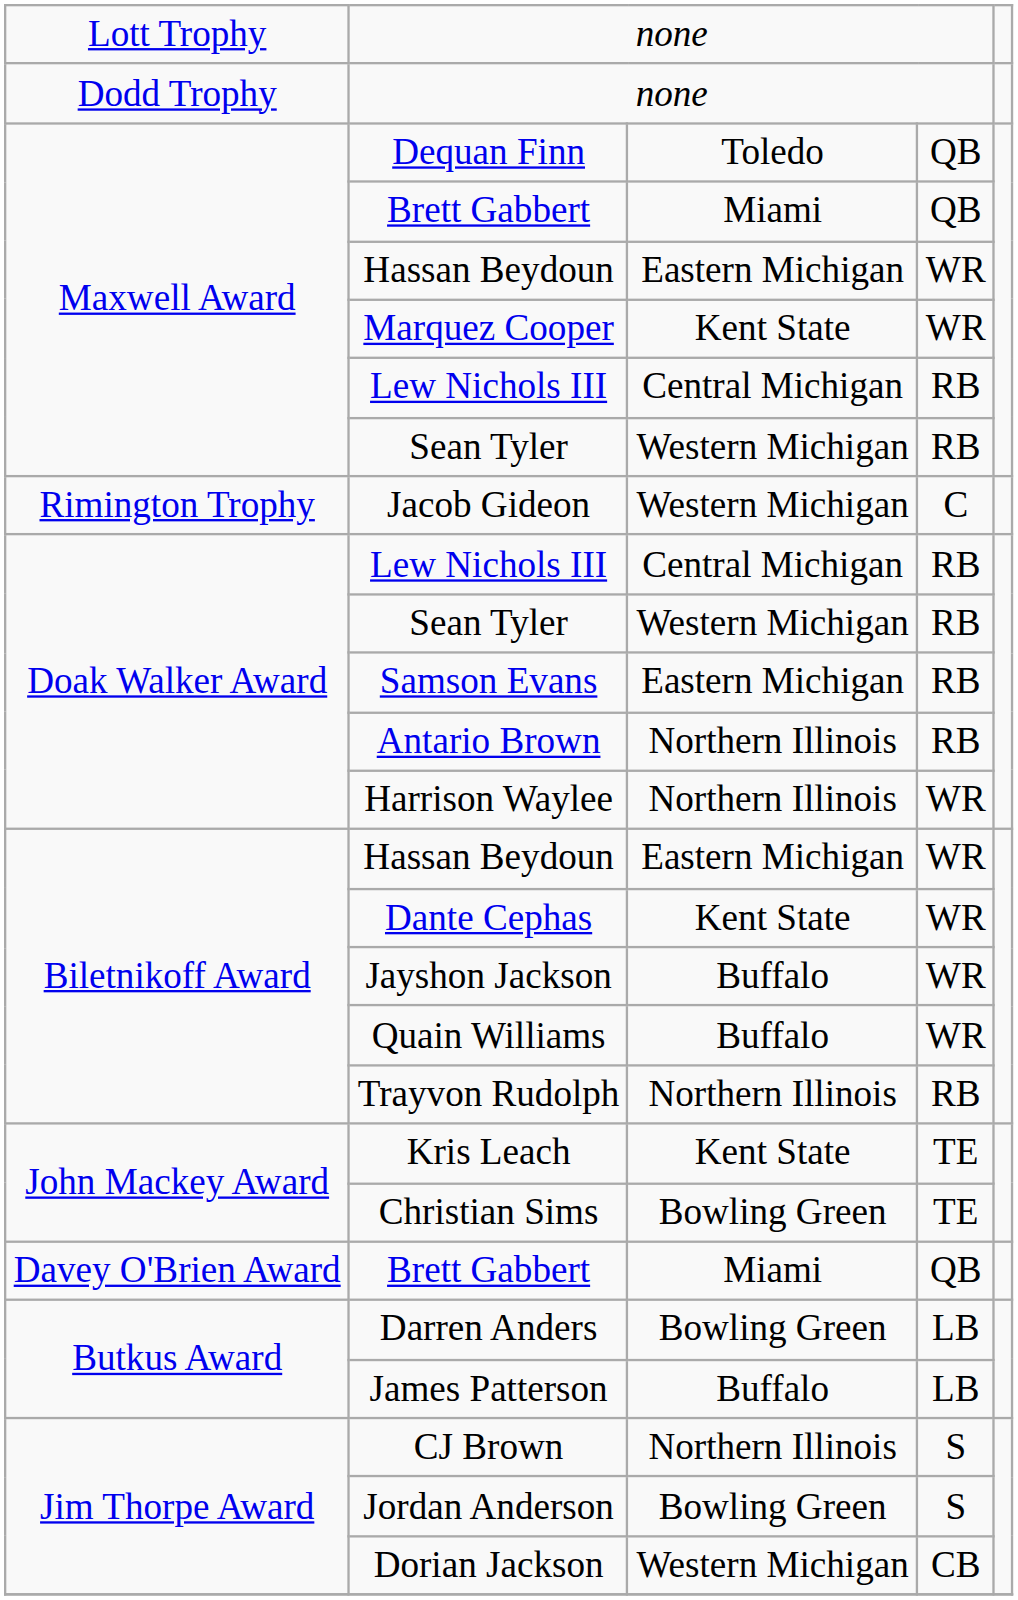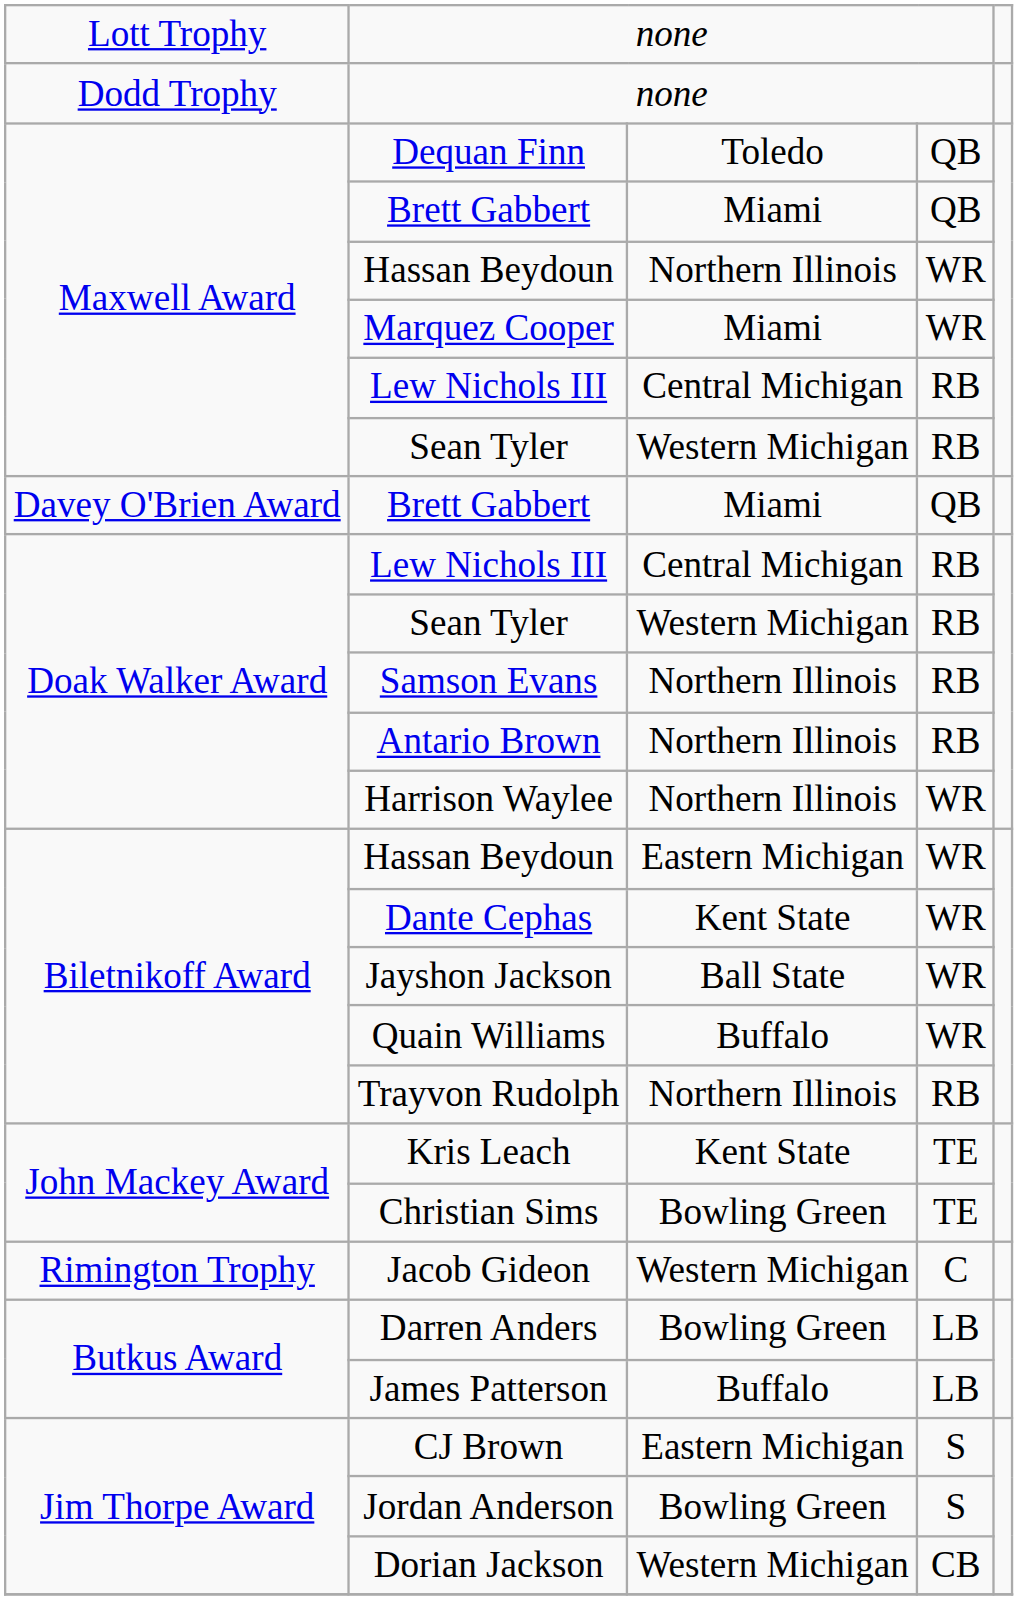(773, 269) Eastern Michigan -> (773, 269) Northern Illinois
(773, 328) Kent State -> (773, 328) Miami
rows swapped: (177, 1270) <-> (177, 504)
(773, 681) Eastern Michigan -> (773, 681) Northern Illinois
(773, 975) Buffalo -> (773, 975) Ball State
(773, 1446) Northern Illinois -> (773, 1446) Eastern Michigan
